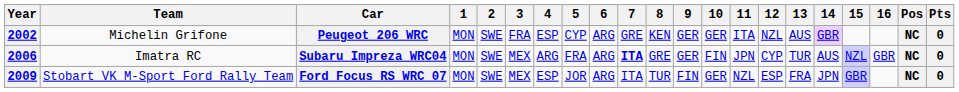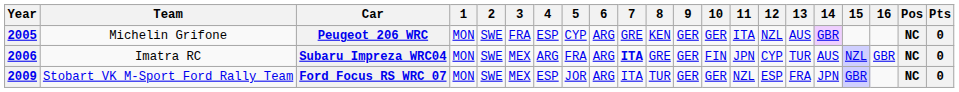(22, 35) 2002 -> (22, 35) 2005
(688, 76) FIN -> (688, 76) GER
